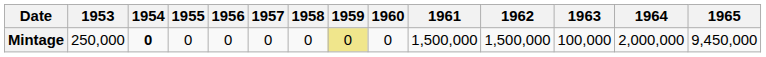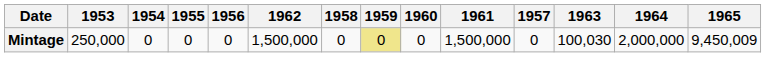columns swapped: (268, 16) <-> (518, 16)
(148, 39) bold -> (148, 39) normal
(584, 39) 100,000 -> (584, 39) 100,030
(724, 39) 9,450,000 -> (724, 39) 9,450,009
